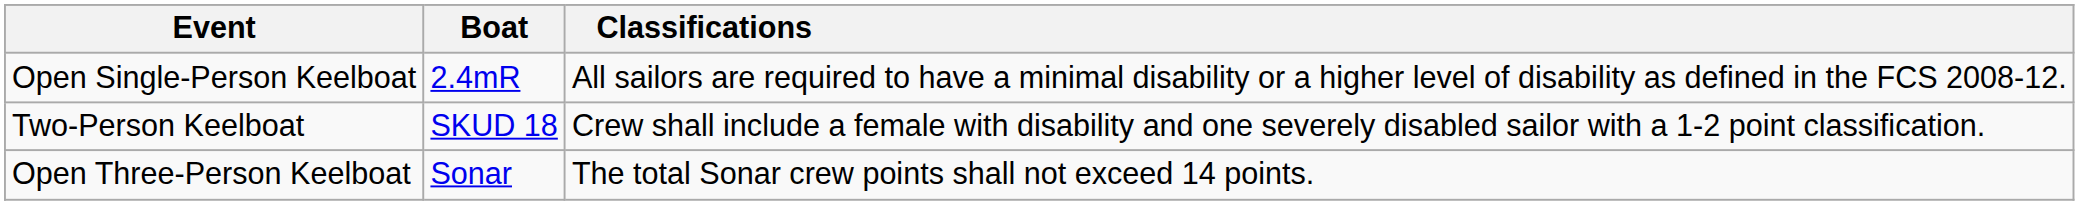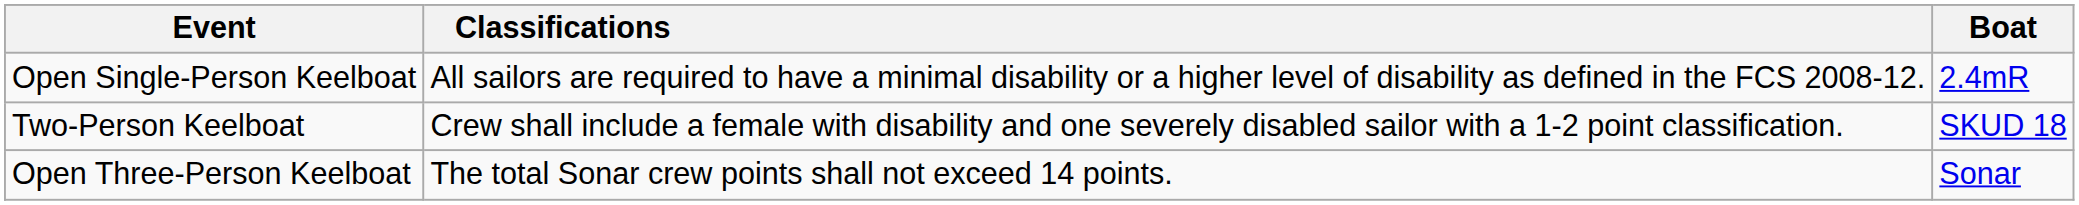columns swapped: (494, 28) <-> (704, 28)
